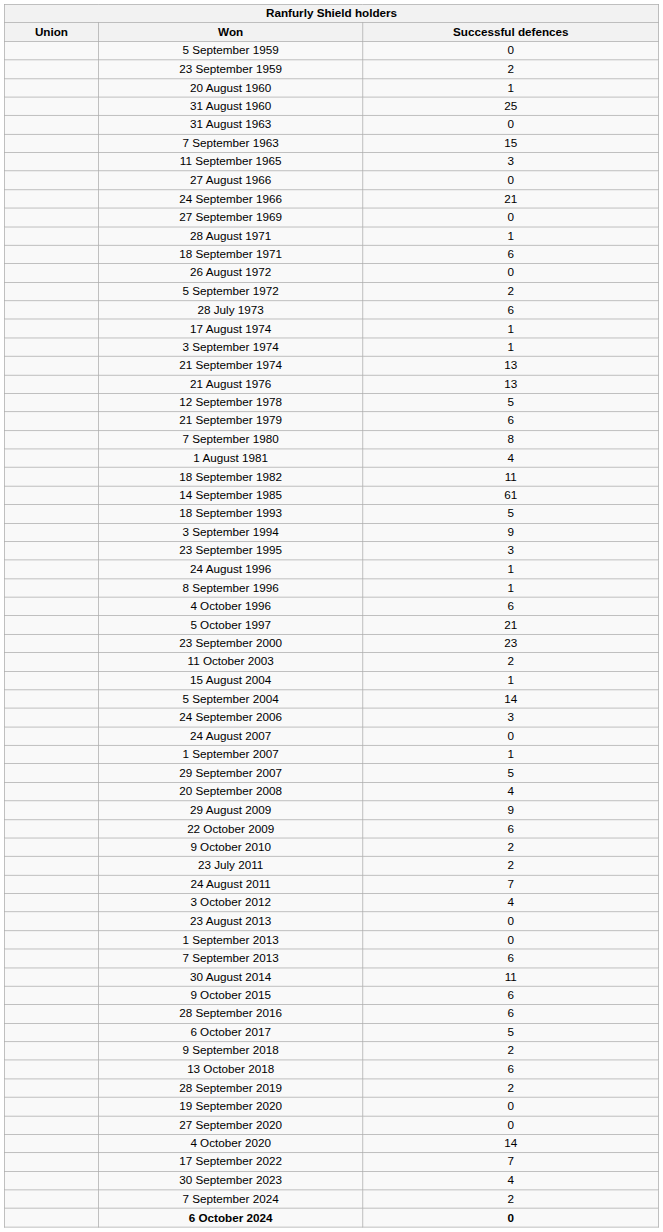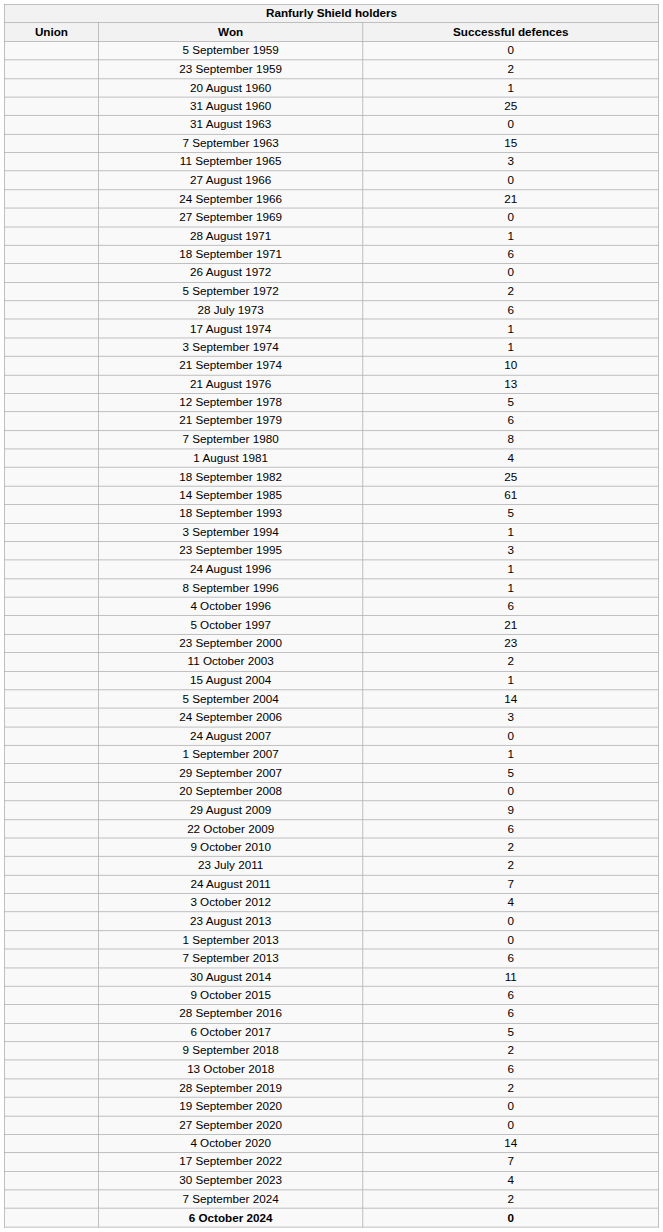(511, 365) 13 -> (511, 365) 10
(511, 476) 11 -> (511, 476) 25
(511, 532) 9 -> (511, 532) 1
(511, 791) 4 -> (511, 791) 0
